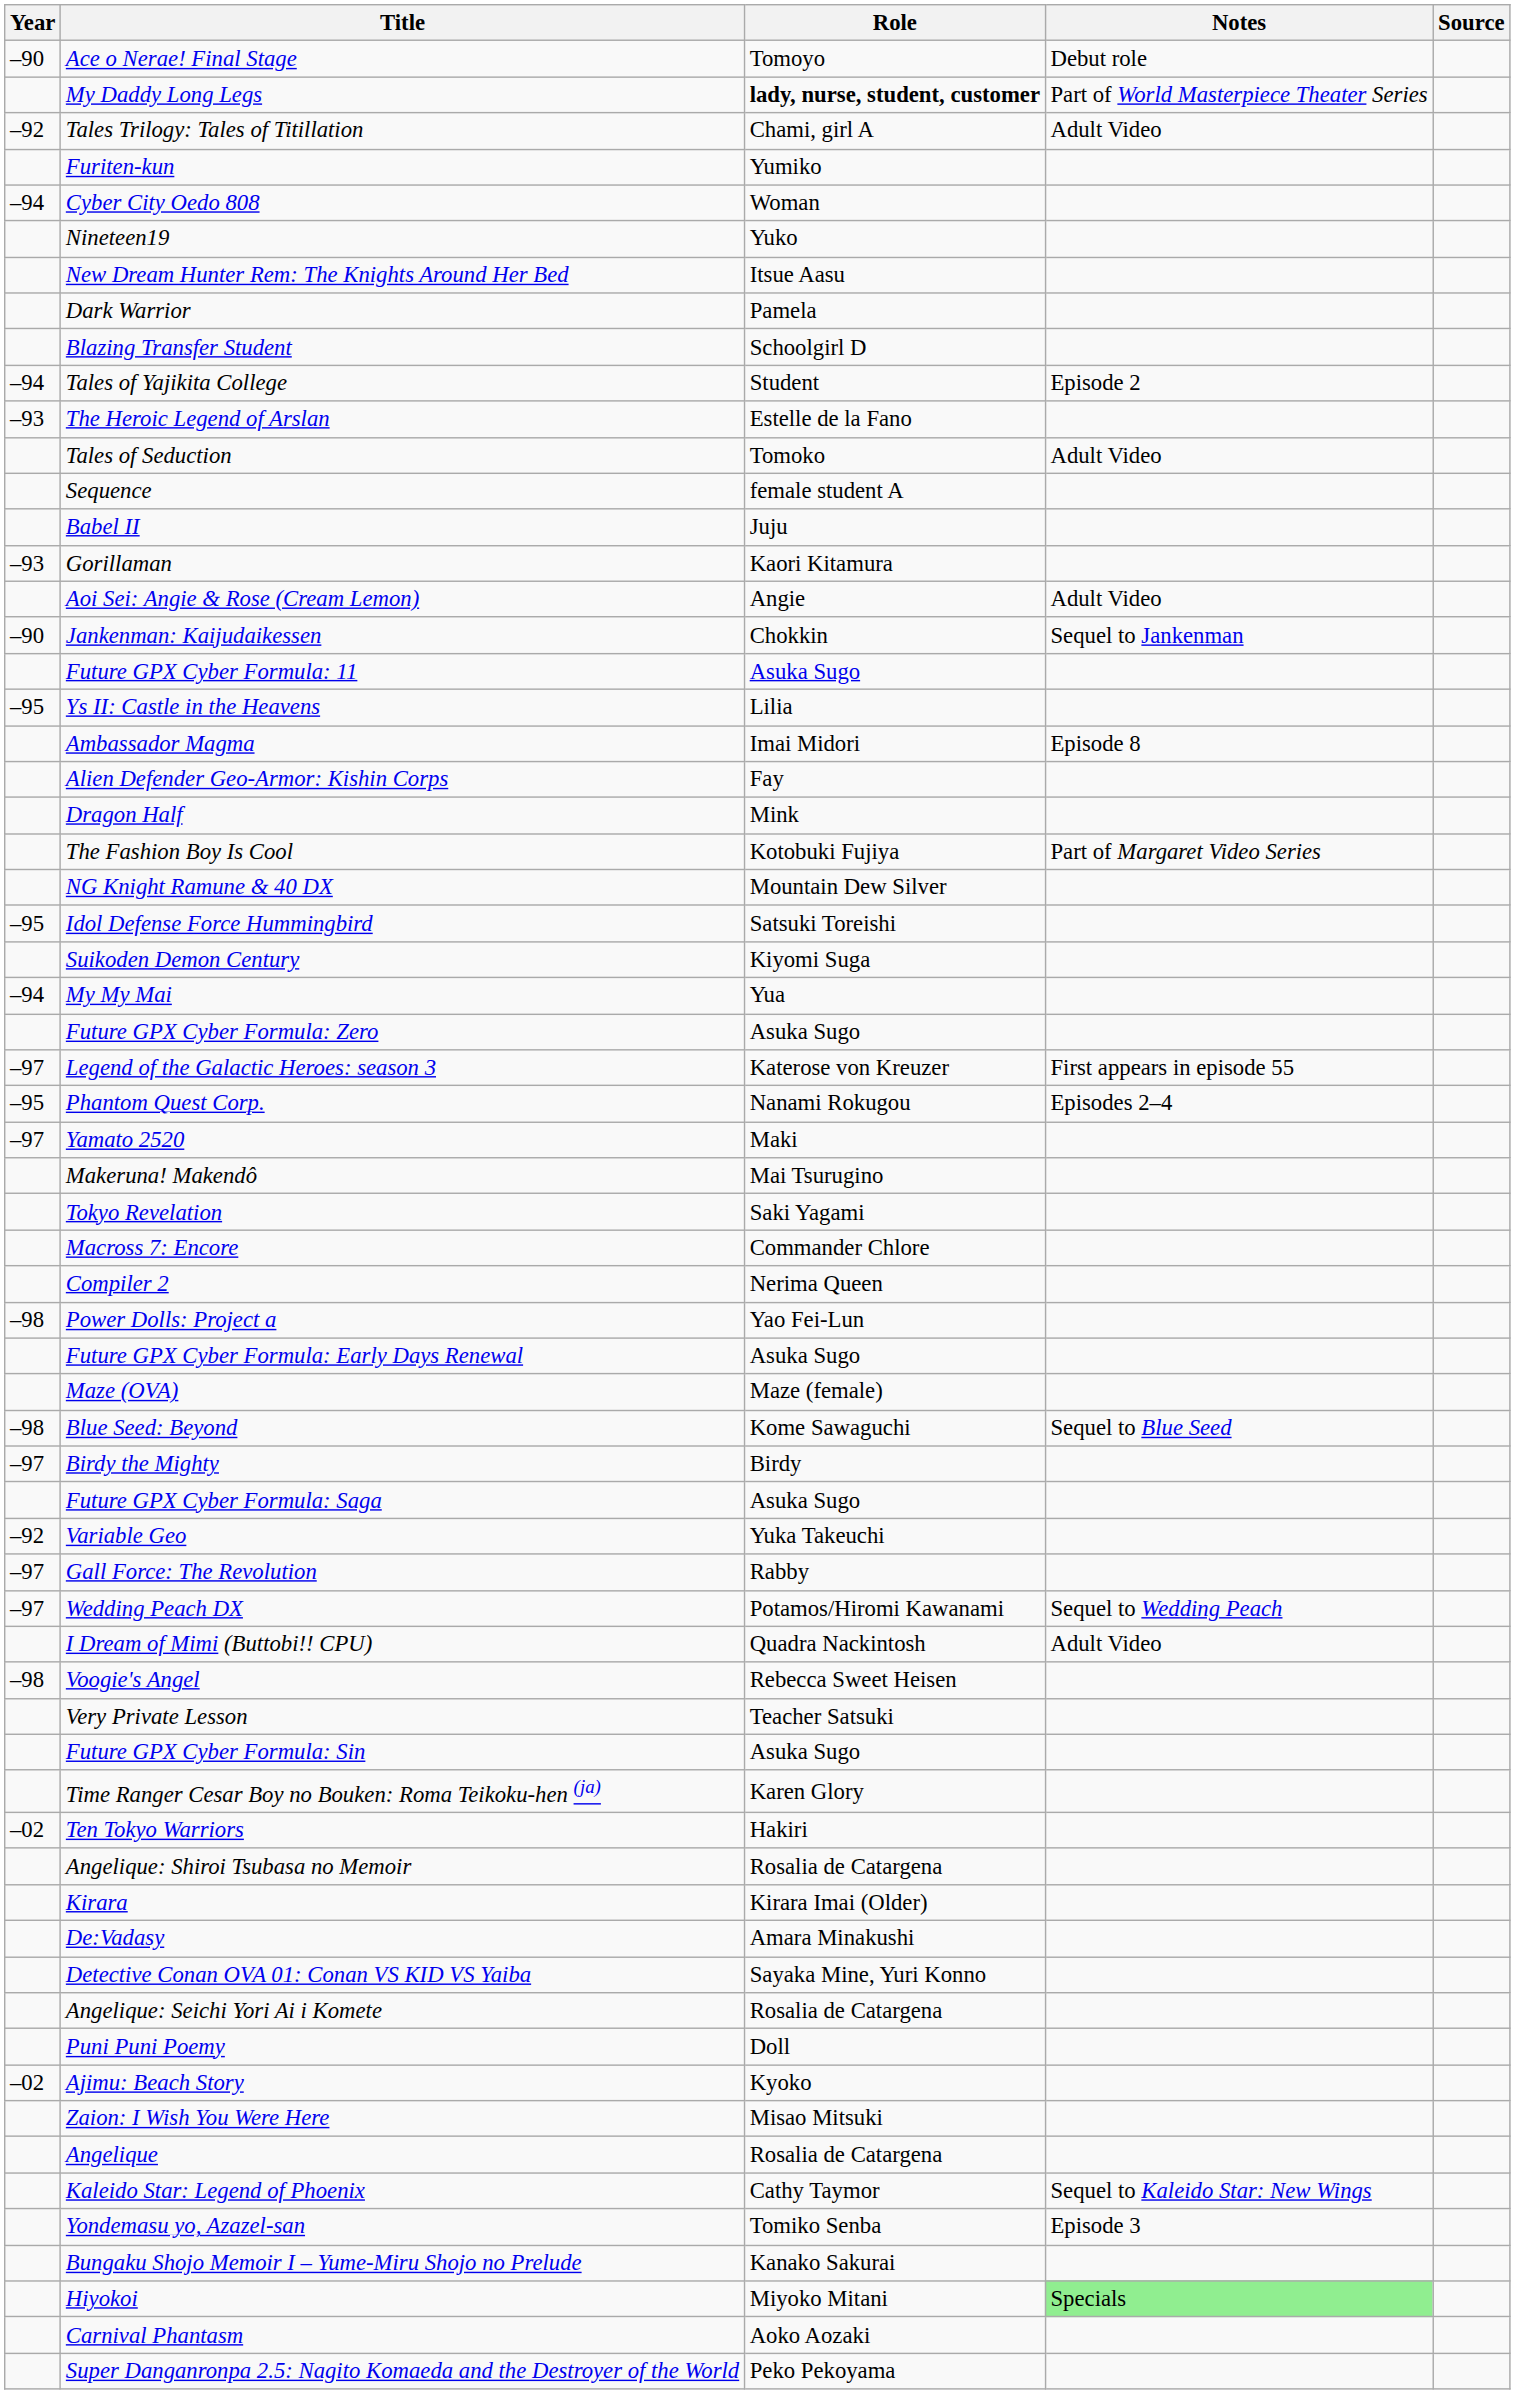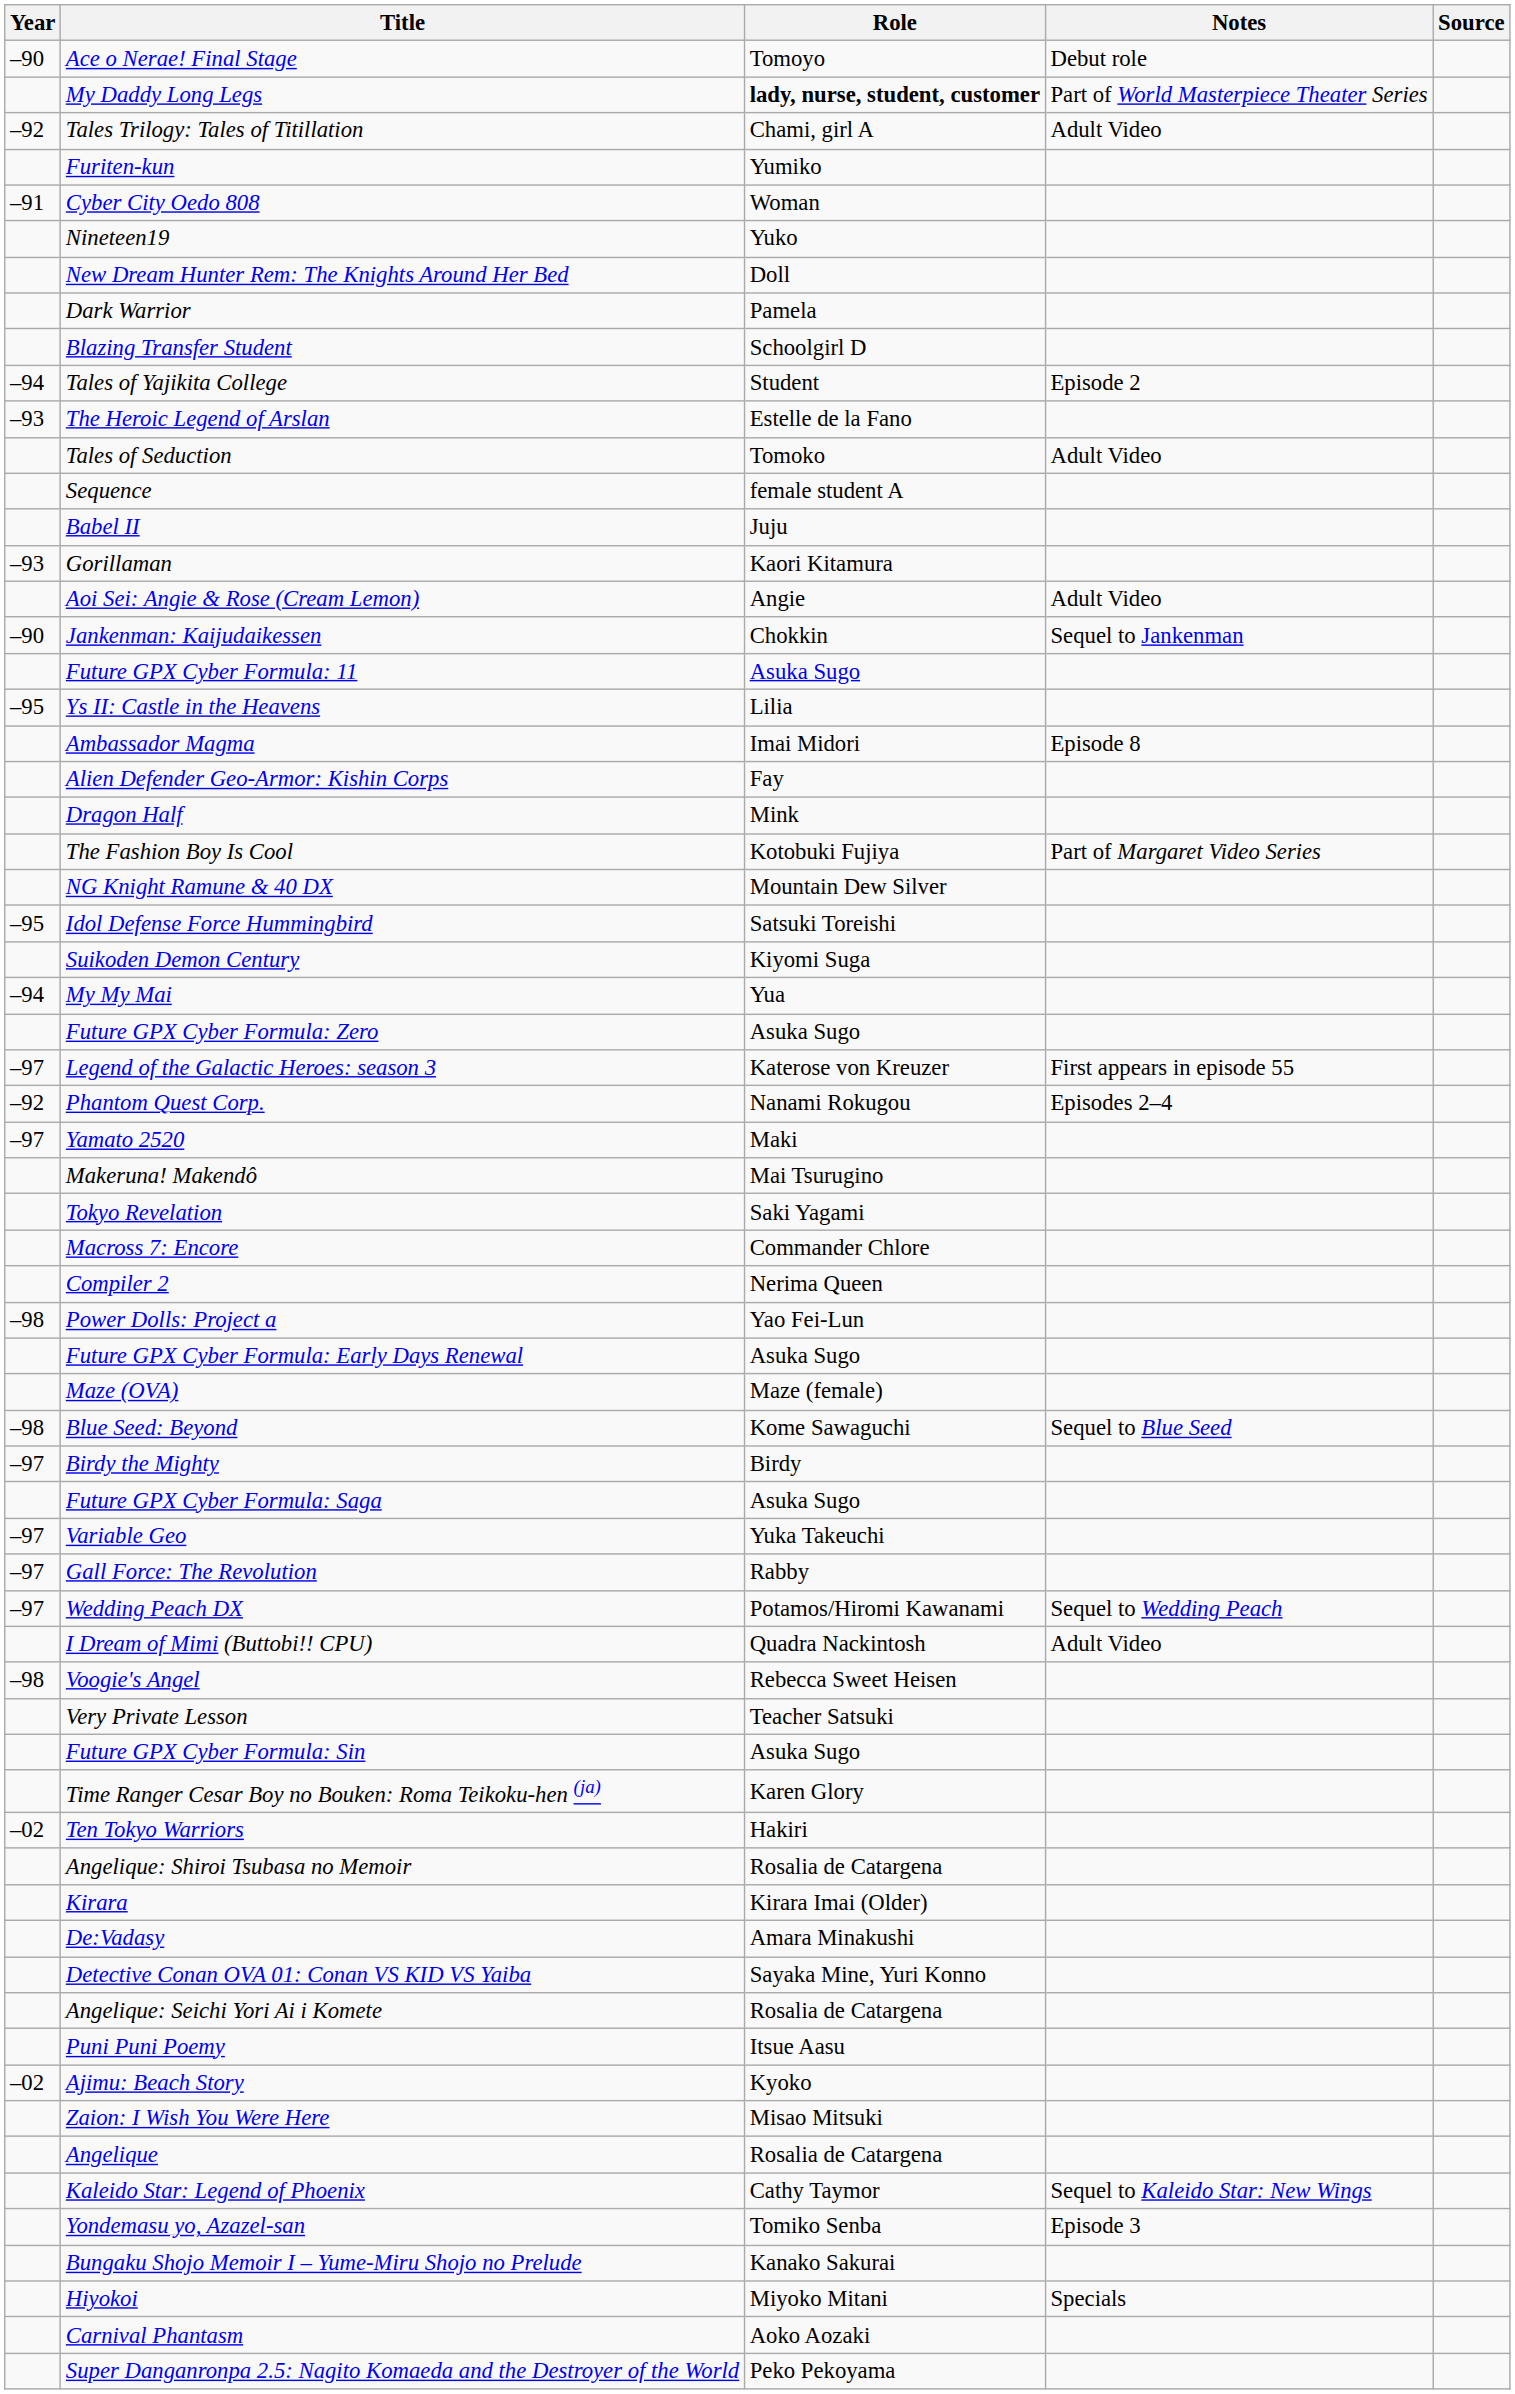(27, 202) –94 -> (27, 202) –91
(797, 274) Itsue Aasu -> (770, 274) Doll
(27, 1103) –95 -> (27, 1103) –92
(27, 1535) –92 -> (27, 1535) –97
(770, 2046) Doll -> (797, 2046) Itsue Aasu
(1088, 2298) lightgreen background -> (1088, 2298) no background
